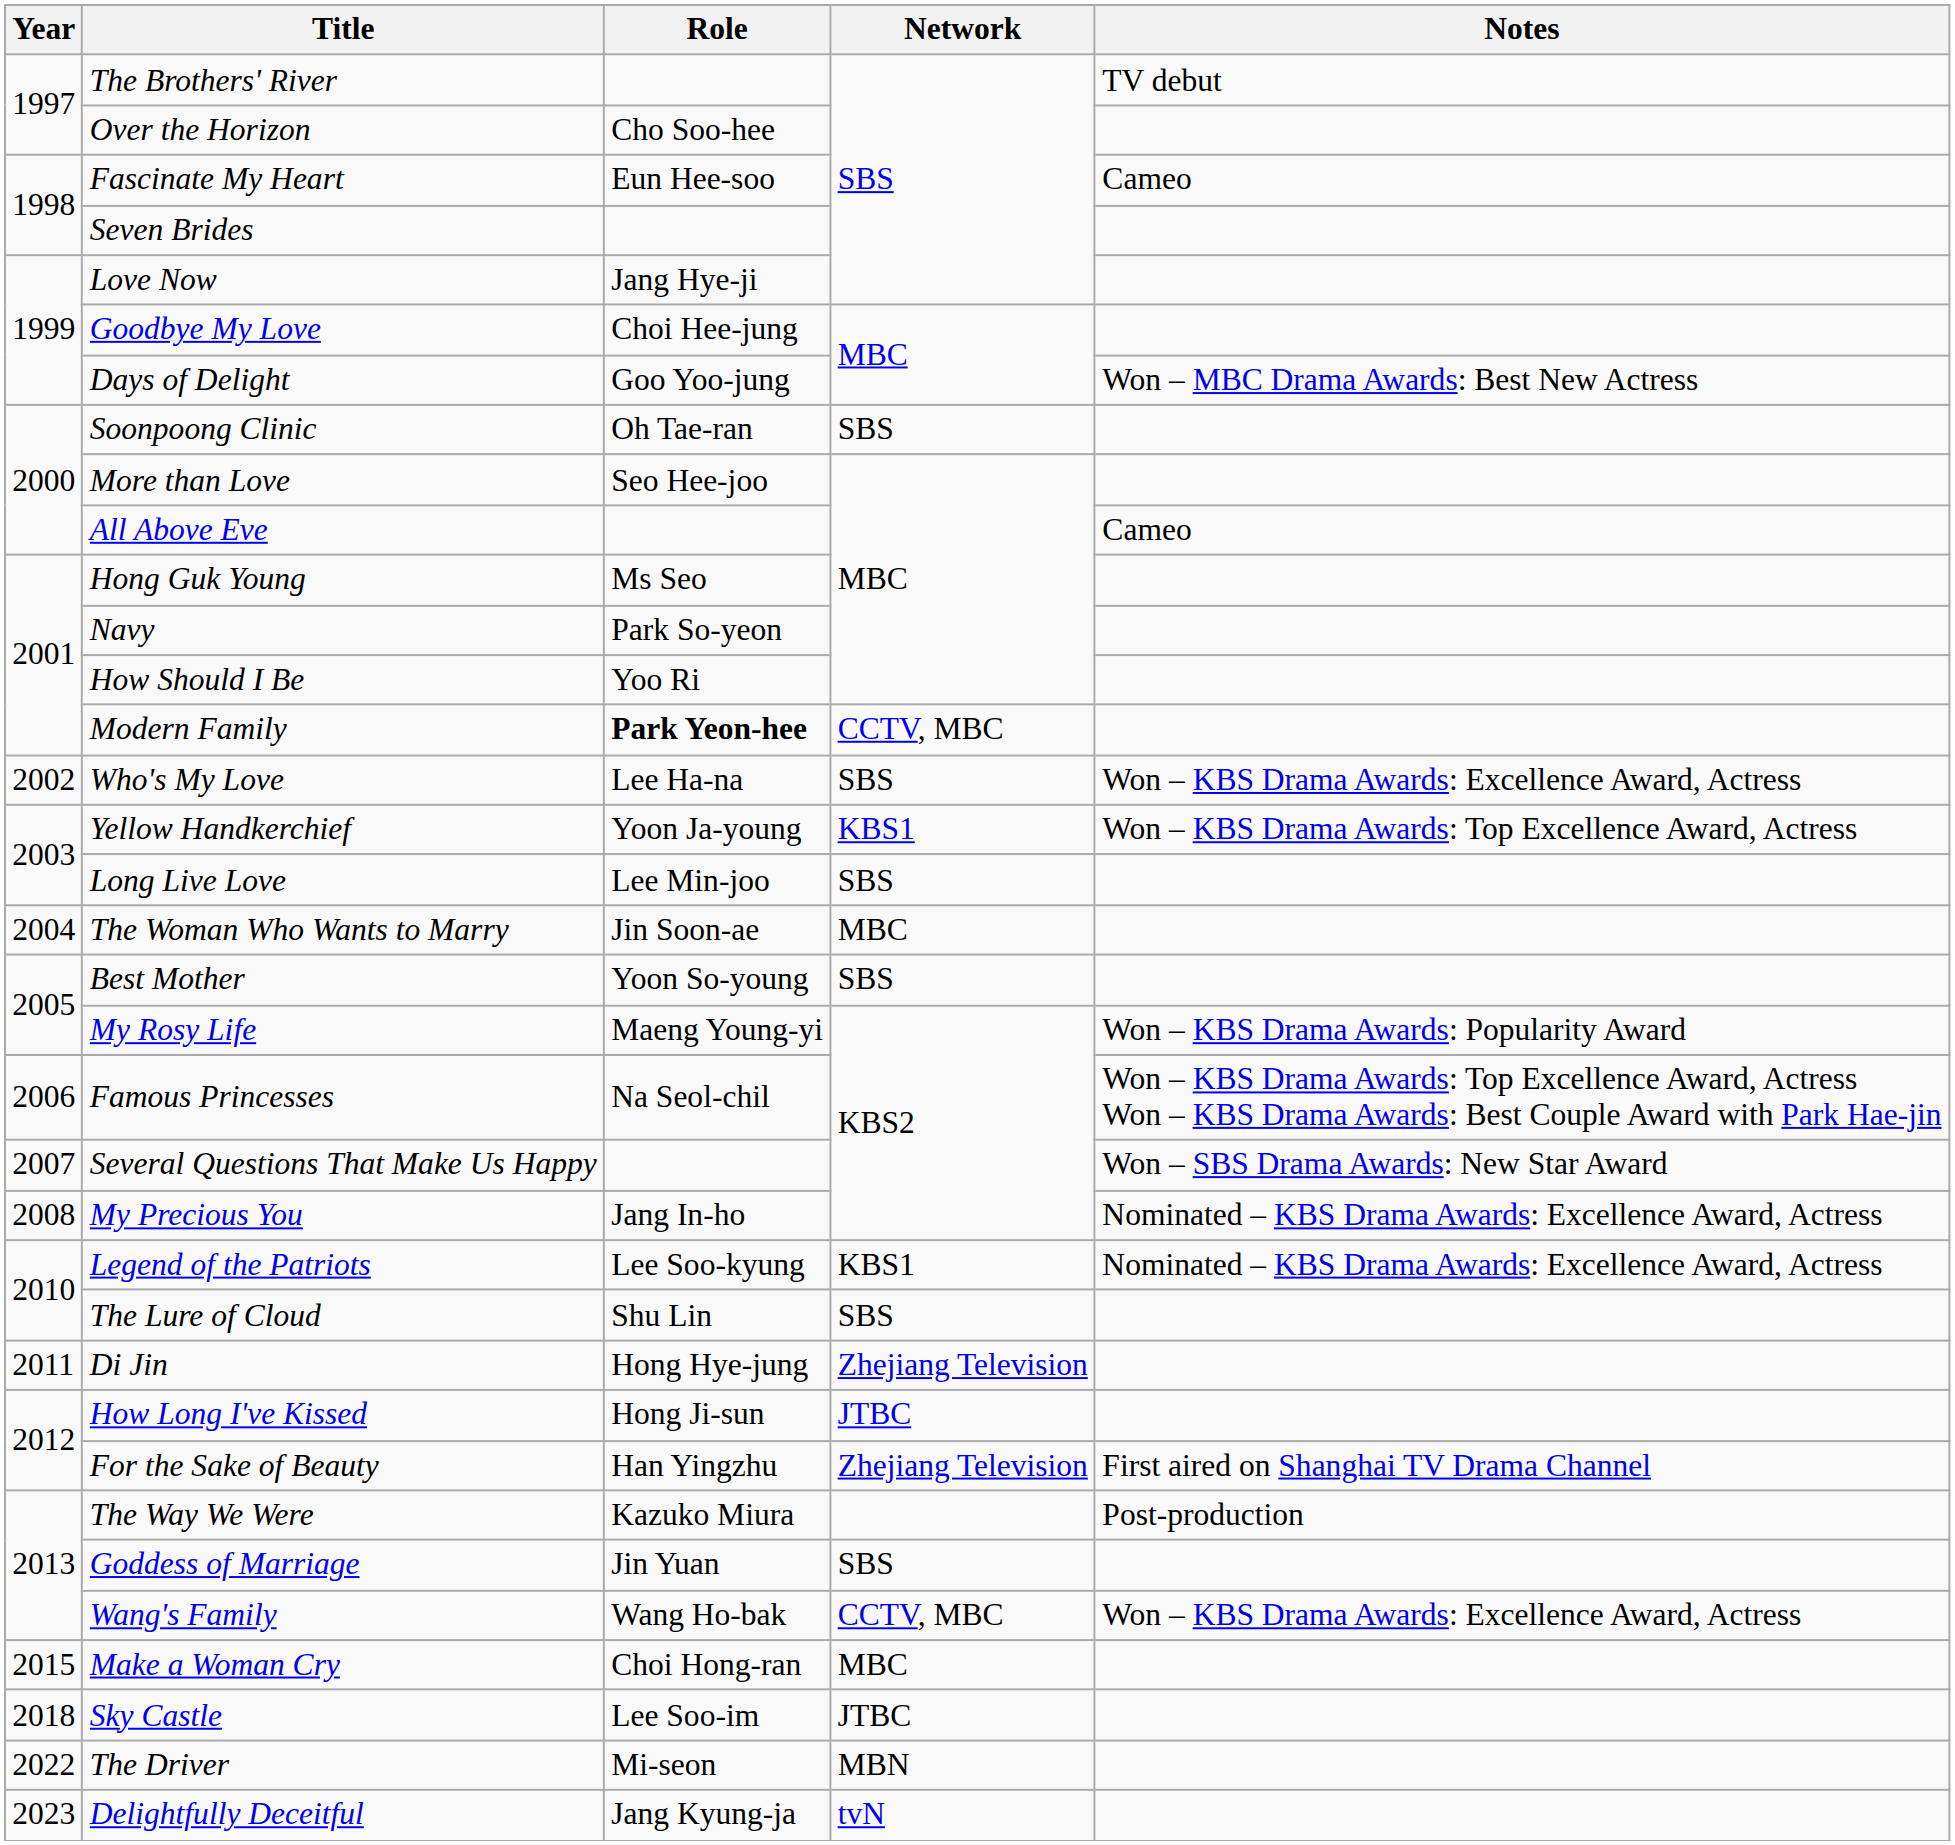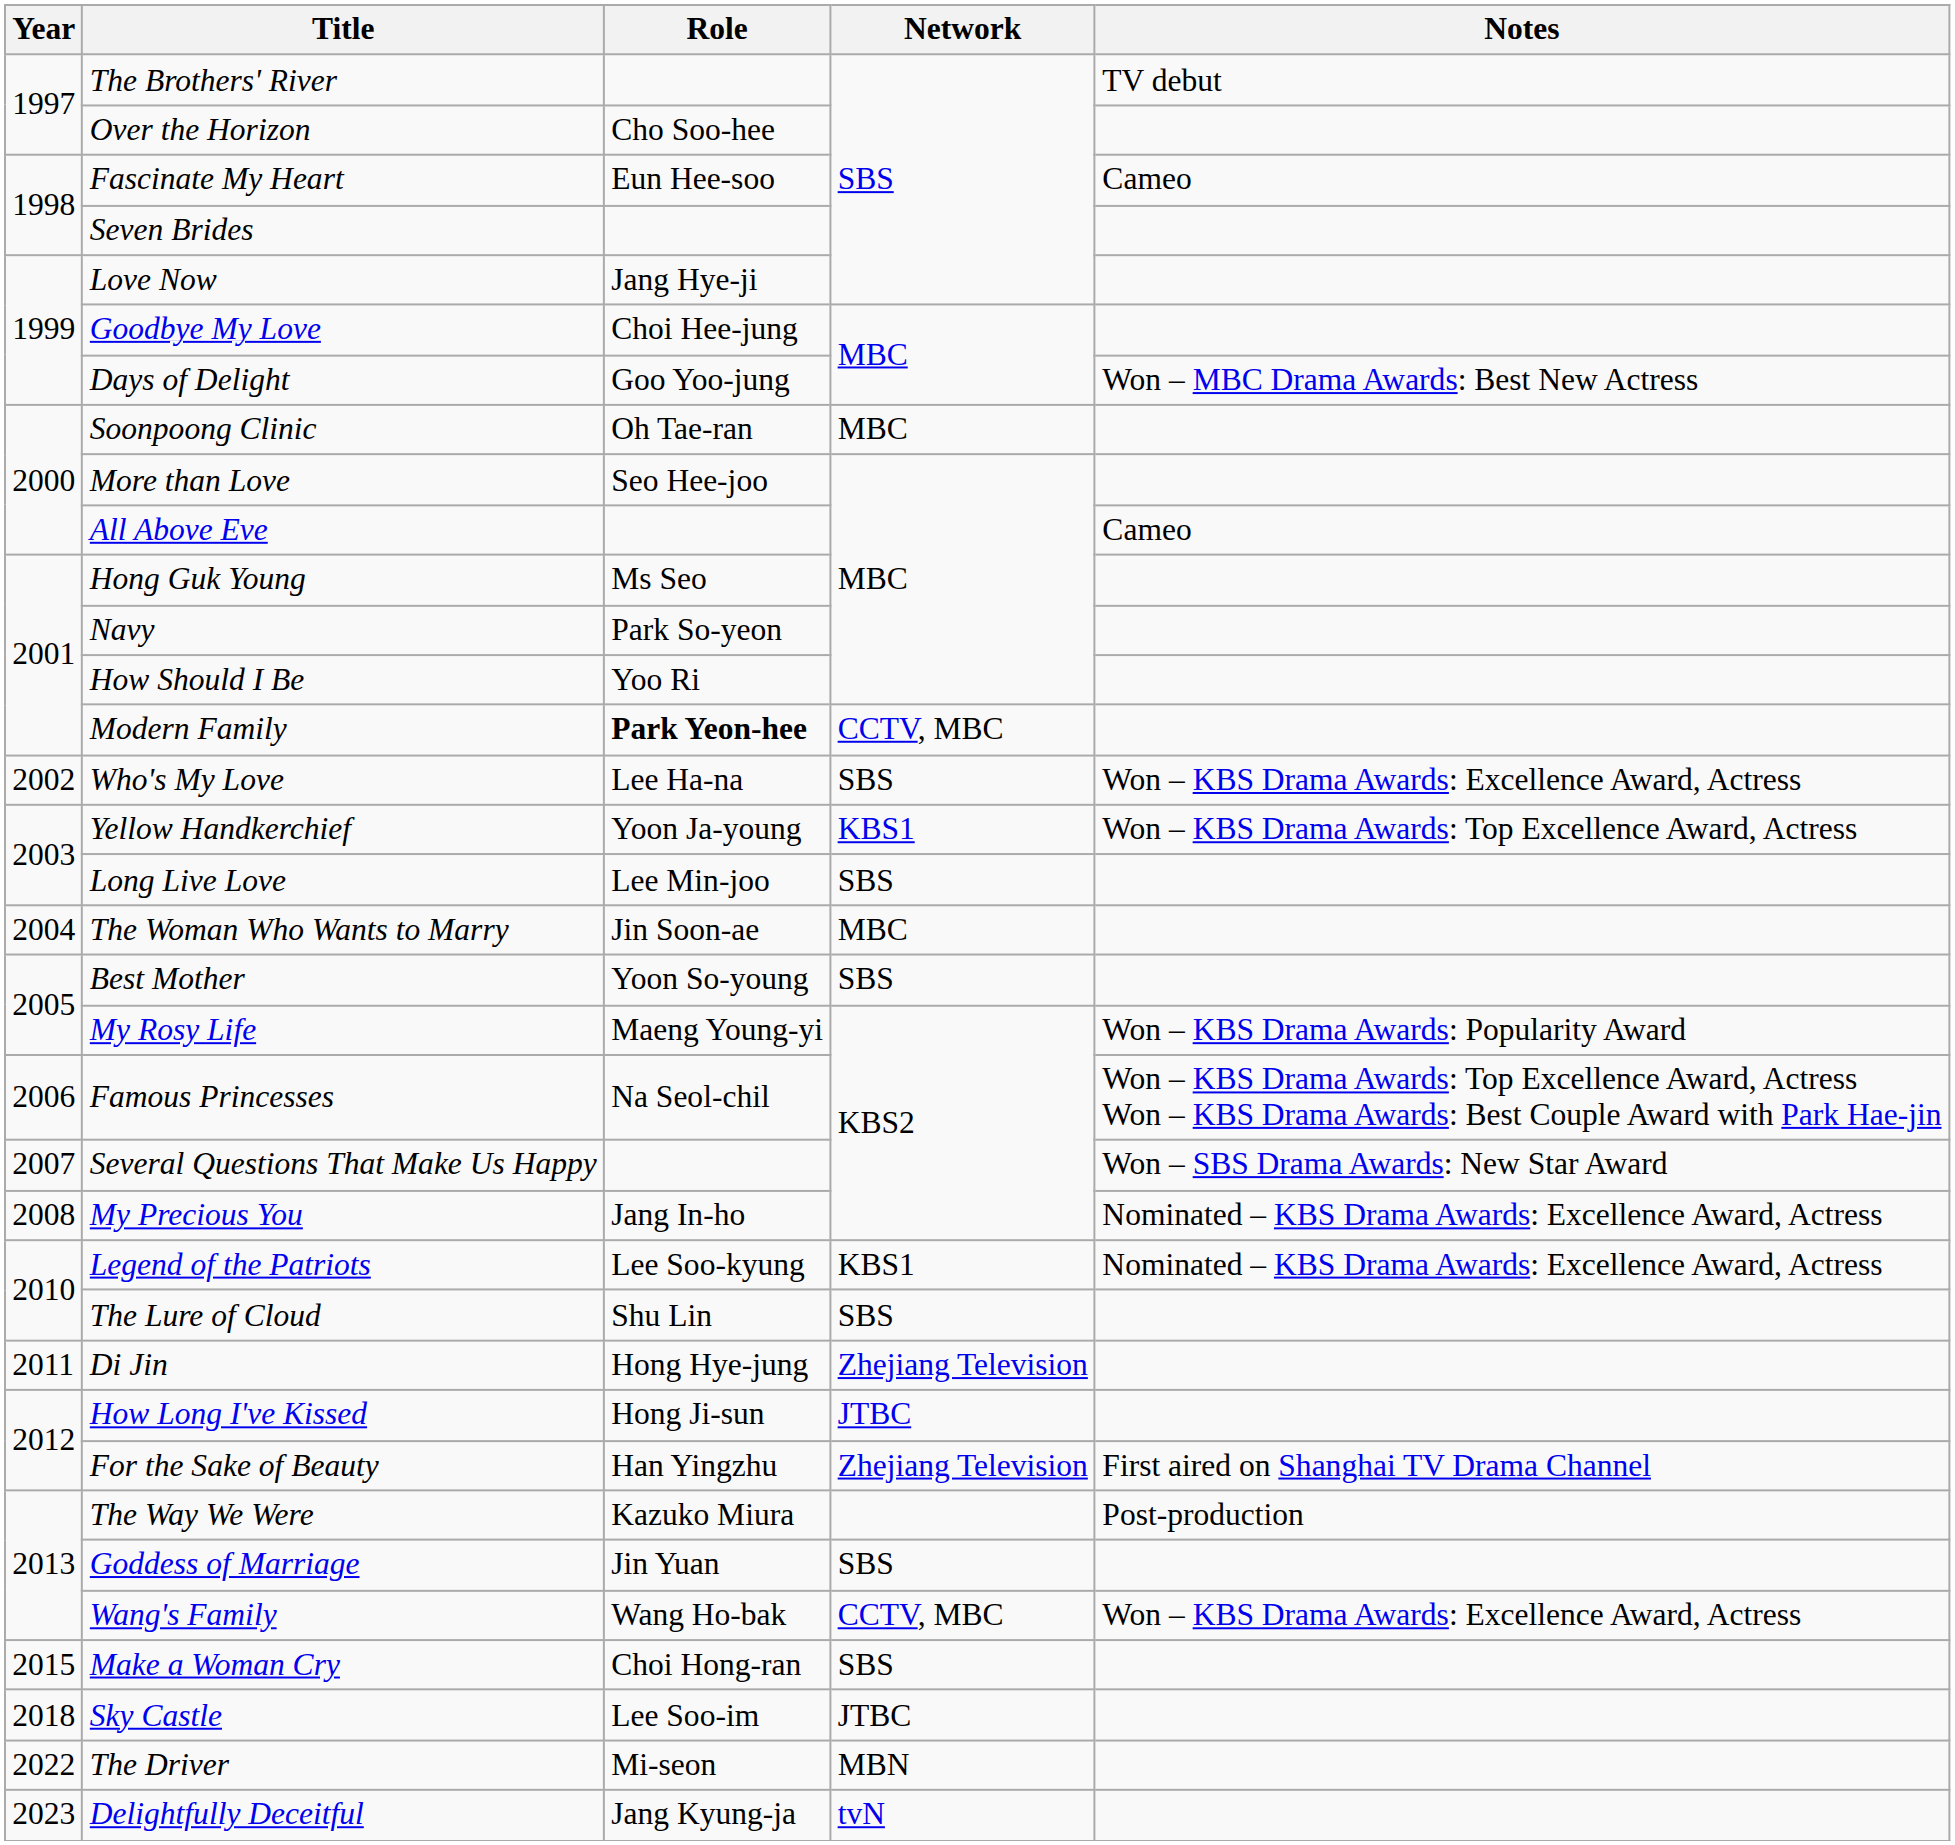(866, 429) SBS -> (873, 429) MBC
(873, 1664) MBC -> (866, 1664) SBS
